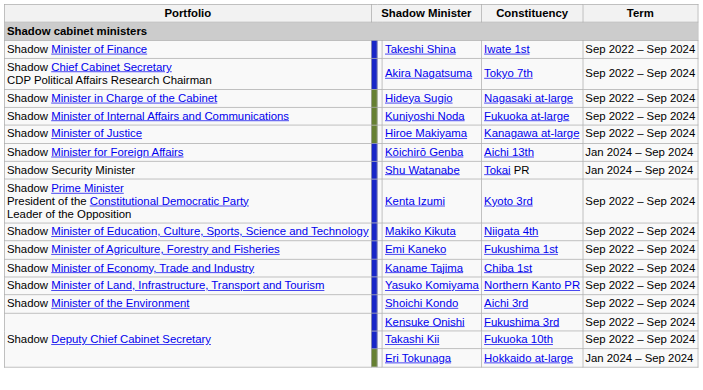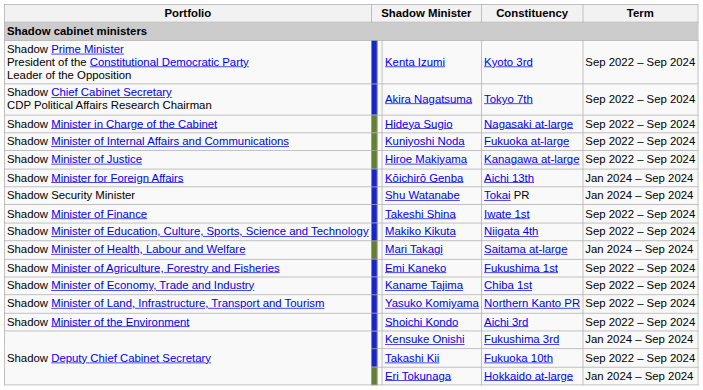rows swapped: (415, 201) <-> (420, 49)
+ row: (414, 250)
(640, 322) Sep 2022 – Sep 2024 -> (639, 340) Jan 2024 – Sep 2024
